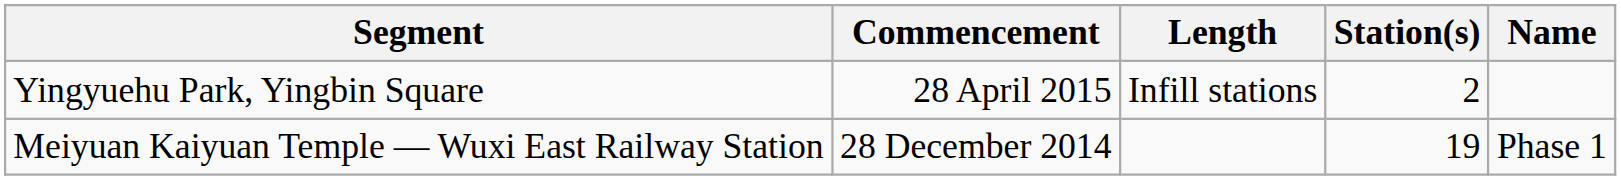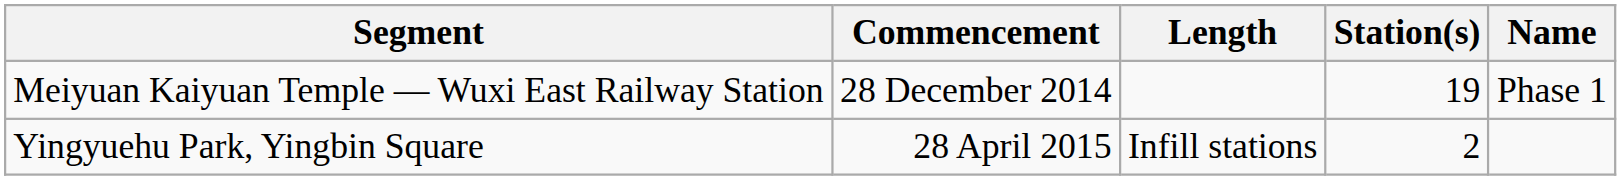rows swapped: (418, 145) <-> (249, 89)
